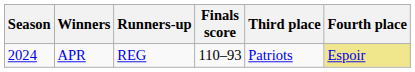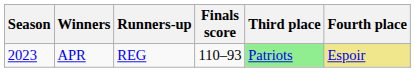(22, 55) 2024 -> (22, 55) 2023
(271, 55) no background -> (271, 55) lightgreen background
